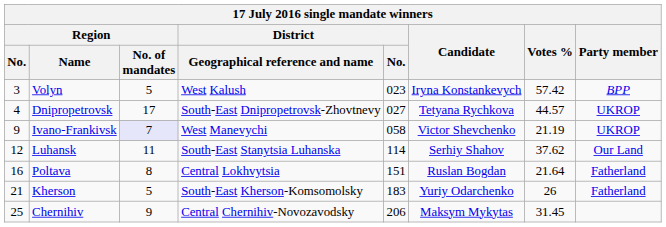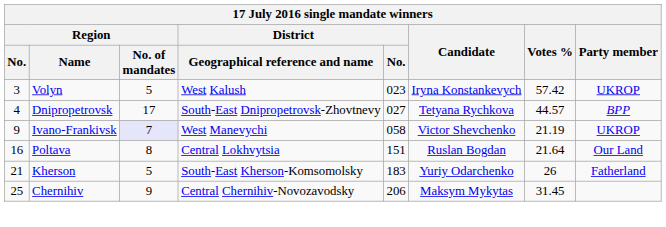(618, 89) BPP -> (618, 89) UKROP
(618, 110) UKROP -> (618, 110) BPP
- row: (54, 150)
(618, 171) Fatherland -> (618, 150) Our Land
